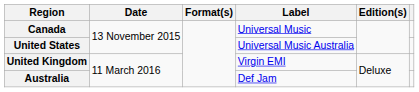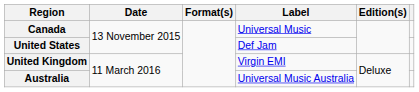(296, 45) Universal Music Australia -> (257, 45) Def Jam
(257, 78) Def Jam -> (296, 78) Universal Music Australia
